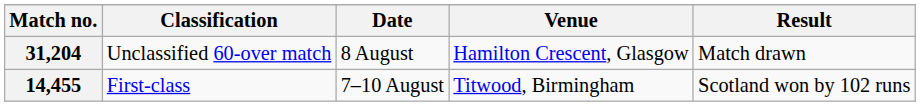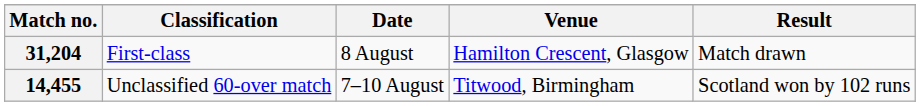(219, 52) Unclassified 60-over match -> (149, 52) First-class
(149, 85) First-class -> (219, 85) Unclassified 60-over match
